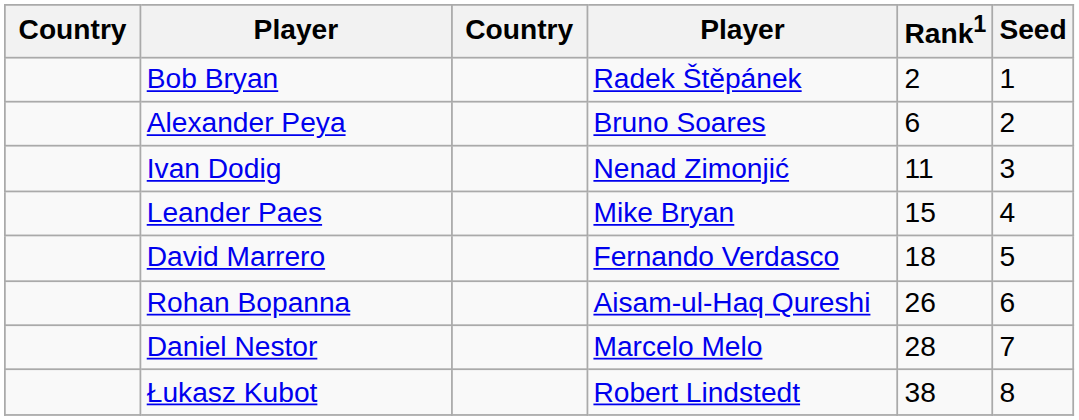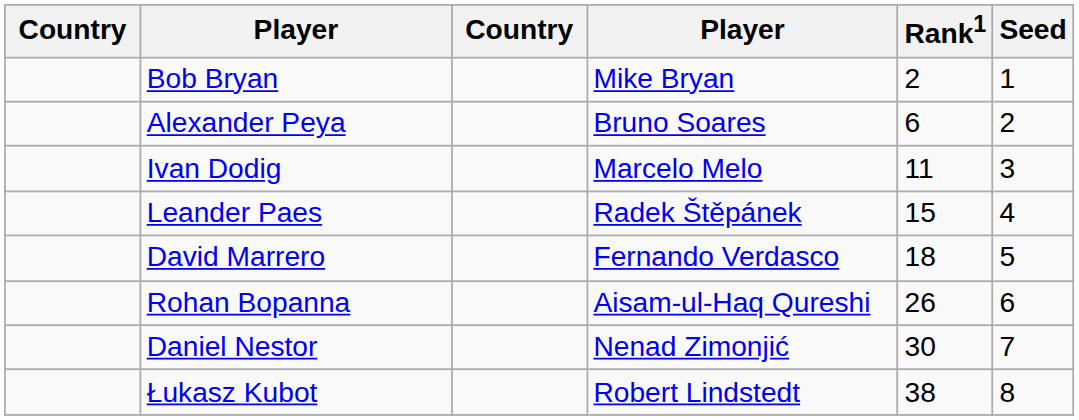(698, 79) Radek Štěpánek -> (664, 79) Mike Bryan
(691, 168) Nenad Zimonjić -> (678, 168) Marcelo Melo
(664, 213) Mike Bryan -> (698, 213) Radek Štěpánek
(678, 347) Marcelo Melo -> (691, 347) Nenad Zimonjić
(920, 347) 28 -> (920, 347) 30
